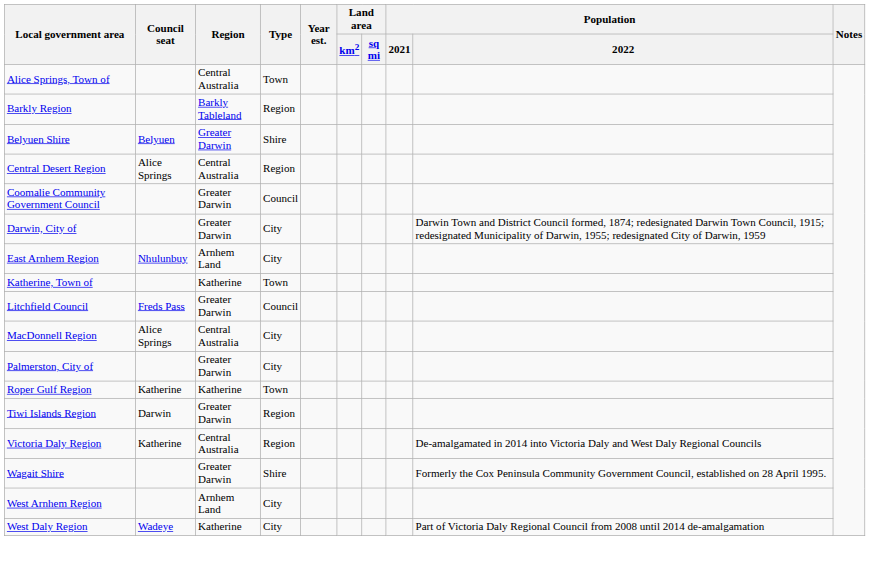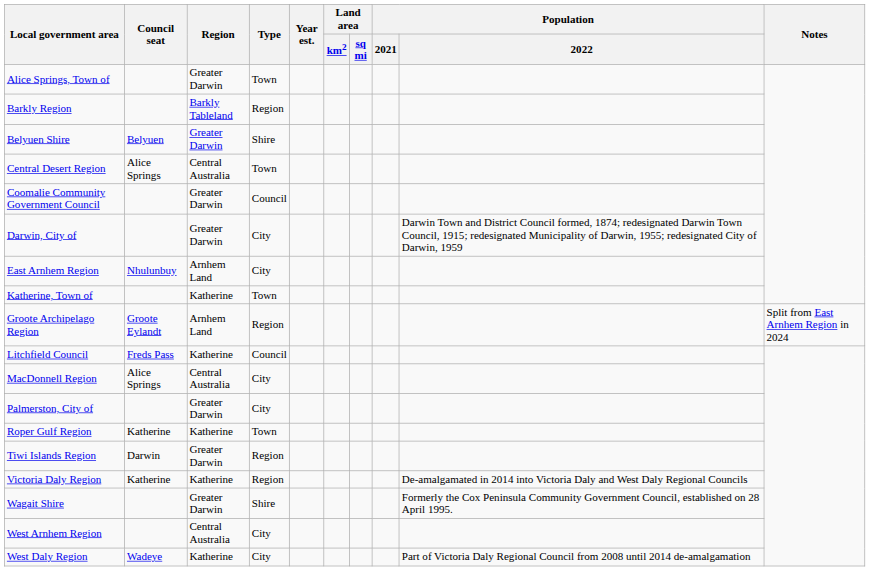(218, 79) Central Australia -> (206, 79) Greater Darwin
(279, 169) Region -> (264, 169) Town
+ row: (51, 324)
(215, 306) Greater Darwin -> (211, 354) Katherine
(218, 443) Central Australia -> (211, 479) Katherine
(216, 503) Arnhem Land -> (210, 533) Central Australia
